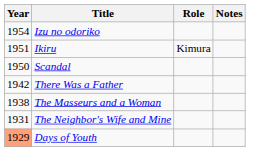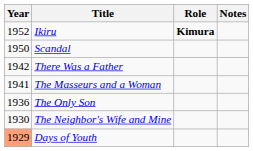- row: (67, 31)
(18, 48) 1951 -> (18, 31) 1952
(194, 48) normal -> (195, 31) bold
(18, 102) 1938 -> (18, 84) 1941
+ row: (65, 102)
(18, 119) 1931 -> (18, 119) 1930
